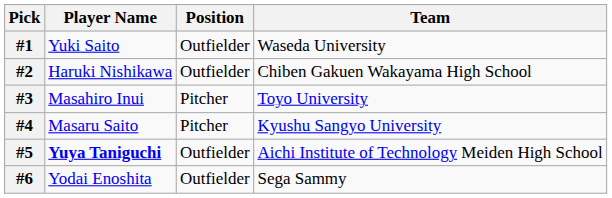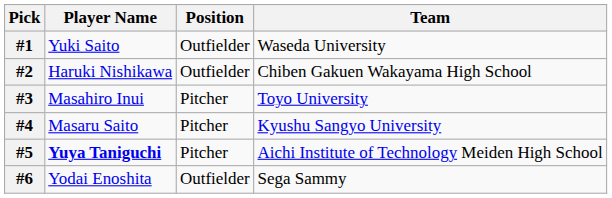(215, 152) Outfielder -> (204, 152) Pitcher
